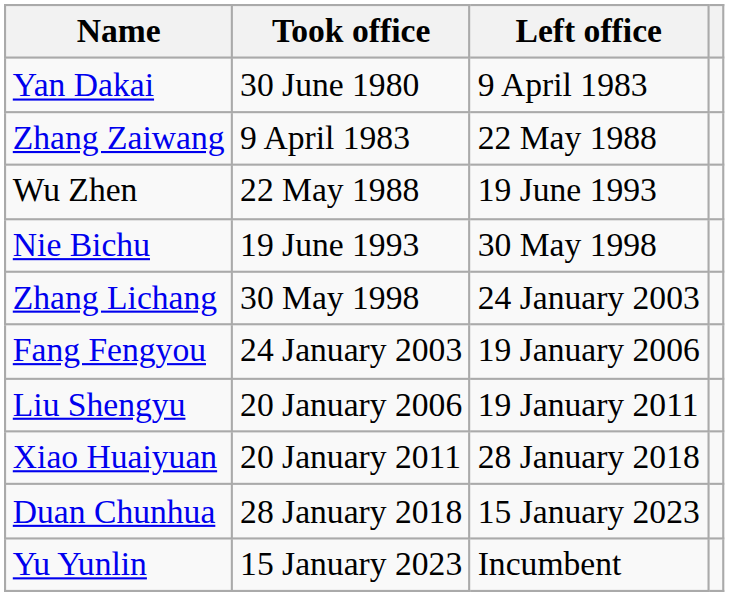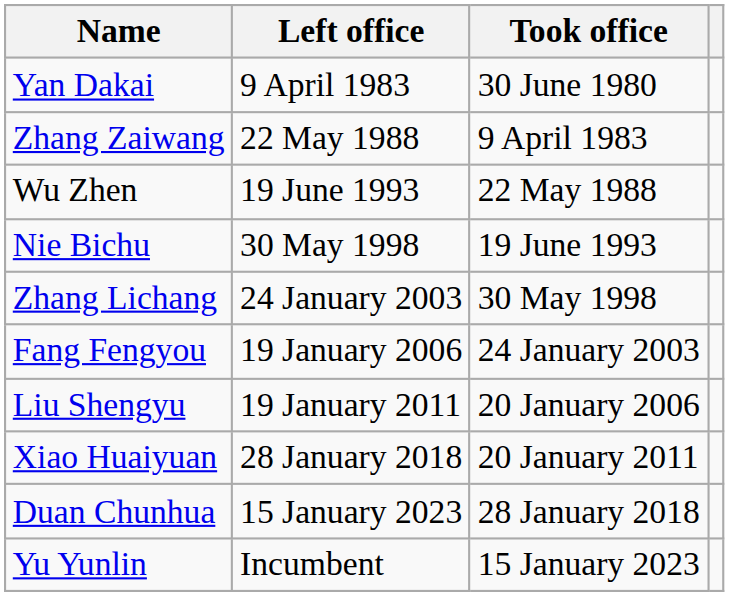columns swapped: (351, 31) <-> (589, 31)
